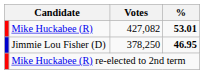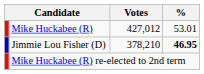(143, 28) 427,082 -> (143, 28) 427,012
(185, 28) bold -> (185, 28) normal
(143, 45) 378,250 -> (143, 45) 378,210
